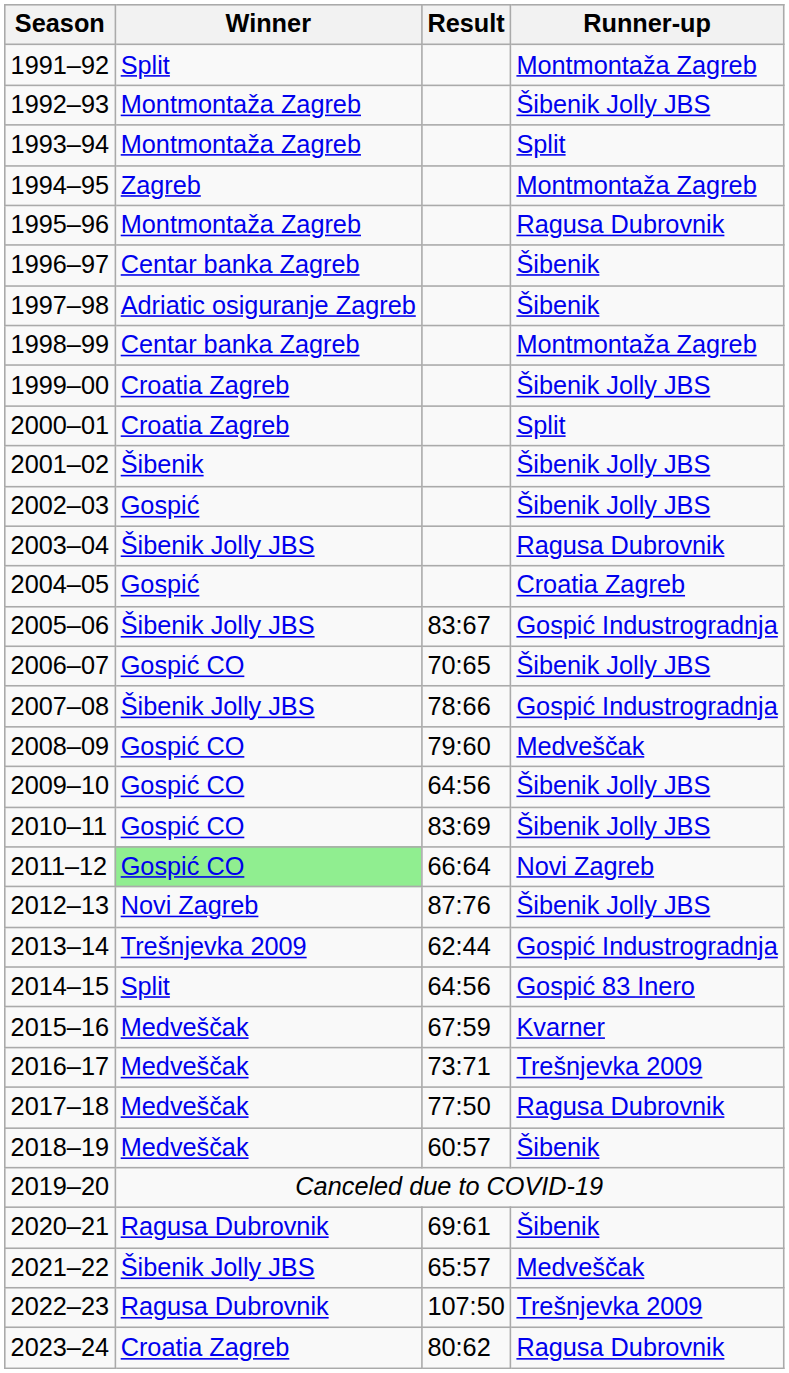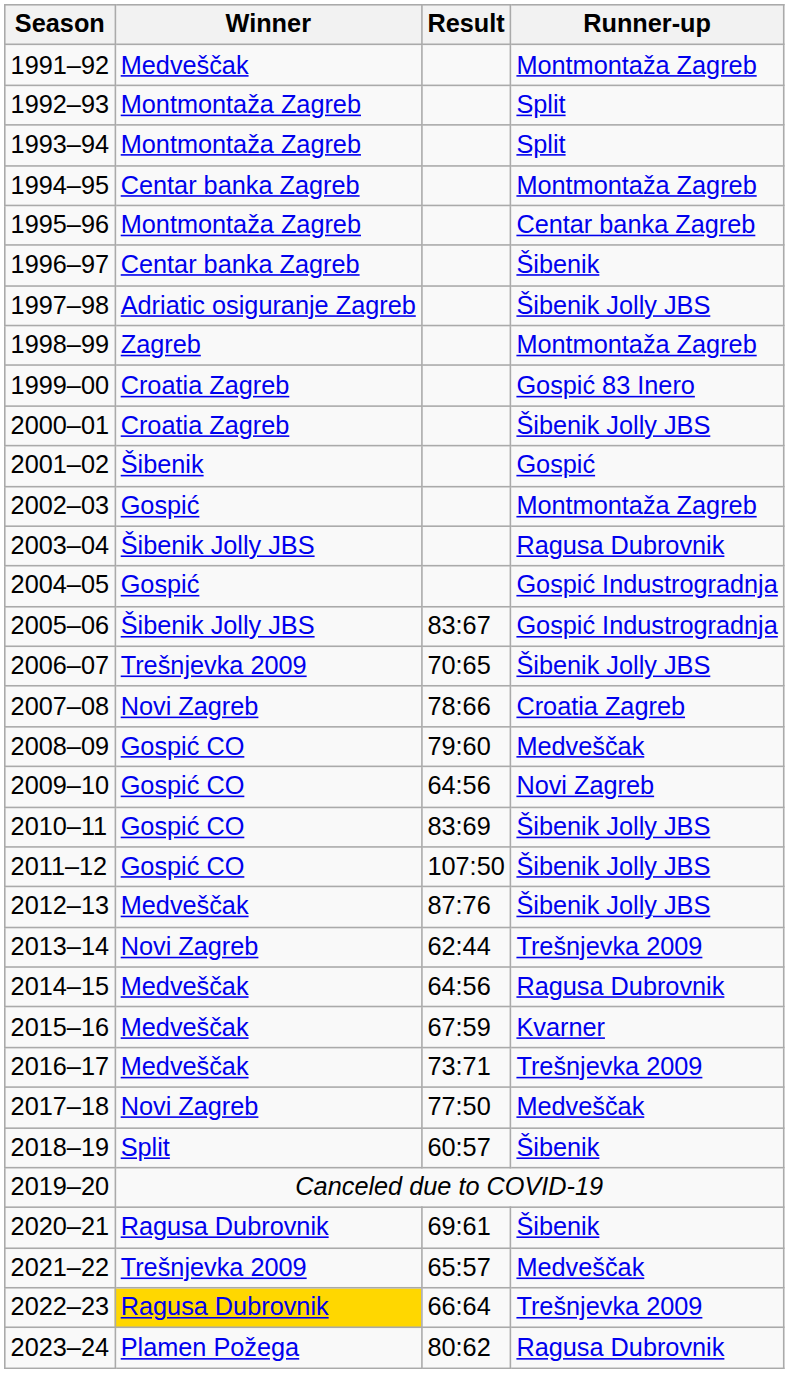(145, 64) Split -> (185, 64) Medveščak
(613, 104) Šibenik Jolly JBS -> (541, 104) Split
(161, 184) Zagreb -> (240, 184) Centar banka Zagreb
(620, 225) Ragusa Dubrovnik -> (636, 225) Centar banka Zagreb
(558, 305) Šibenik -> (613, 305) Šibenik Jolly JBS
(240, 345) Centar banka Zagreb -> (161, 345) Zagreb
(613, 385) Šibenik Jolly JBS -> (606, 385) Gospić 83 Inero
(541, 425) Split -> (613, 425) Šibenik Jolly JBS
(613, 465) Šibenik Jolly JBS -> (556, 465) Gospić
(613, 505) Šibenik Jolly JBS -> (637, 505) Montmontaža Zagreb
(601, 585) Croatia Zagreb -> (647, 585) Gospić Industrogradnja
(183, 666) Gospić CO -> (214, 666) Trešnjevka 2009
(218, 706) Šibenik Jolly JBS -> (190, 706) Novi Zagreb
(647, 706) Gospić Industrogradnja -> (601, 706) Croatia Zagreb
(613, 786) Šibenik Jolly JBS -> (585, 786) Novi Zagreb
(183, 866) lightgreen background -> (183, 866) no background
(459, 866) 66:64 -> (466, 866) 107:50
(585, 866) Novi Zagreb -> (613, 866) Šibenik Jolly JBS
(190, 906) Novi Zagreb -> (185, 906) Medveščak
(214, 946) Trešnjevka 2009 -> (190, 946) Novi Zagreb
(647, 946) Gospić Industrogradnja -> (609, 946) Trešnjevka 2009
(145, 986) Split -> (185, 986) Medveščak
(606, 986) Gospić 83 Inero -> (620, 986) Ragusa Dubrovnik
(185, 1107) Medveščak -> (190, 1107) Novi Zagreb
(620, 1107) Ragusa Dubrovnik -> (580, 1107) Medveščak
(185, 1147) Medveščak -> (145, 1147) Split
(218, 1267) Šibenik Jolly JBS -> (214, 1267) Trešnjevka 2009
(225, 1307) no background -> (225, 1307) gold background
(466, 1307) 107:50 -> (459, 1307) 66:64
(205, 1347) Croatia Zagreb -> (210, 1347) Plamen Požega
